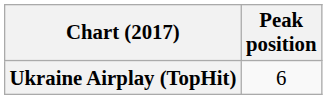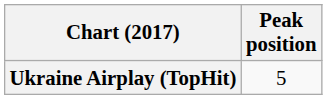(281, 77) 6 -> (281, 77) 5
